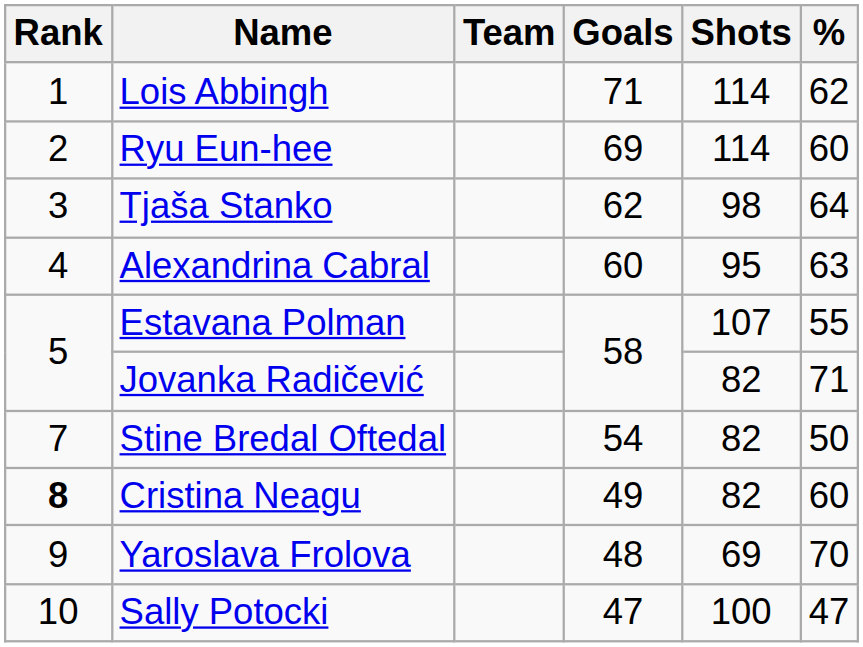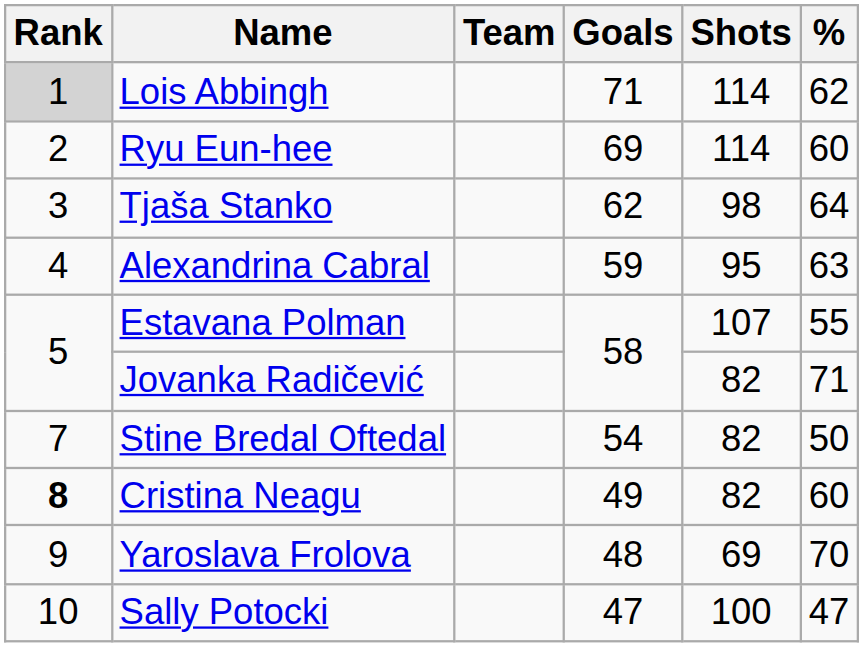(58, 91) no background -> (58, 91) lightgrey background
(623, 264) 60 -> (623, 264) 59
